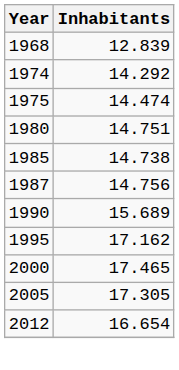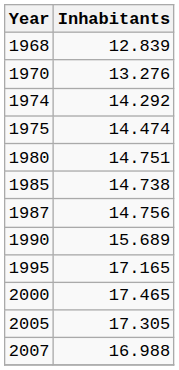+ row: (29, 74)
(139, 241) 17.162 -> (139, 268) 17.165
+ row: (29, 352)
- row: (29, 324)
